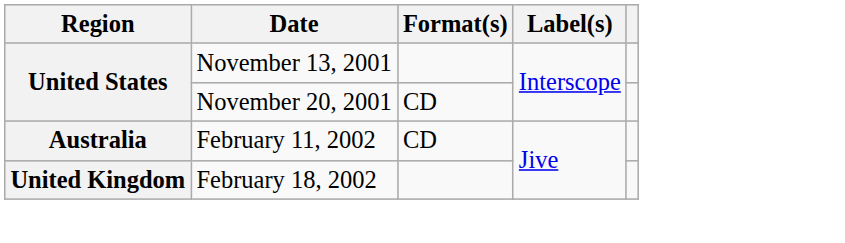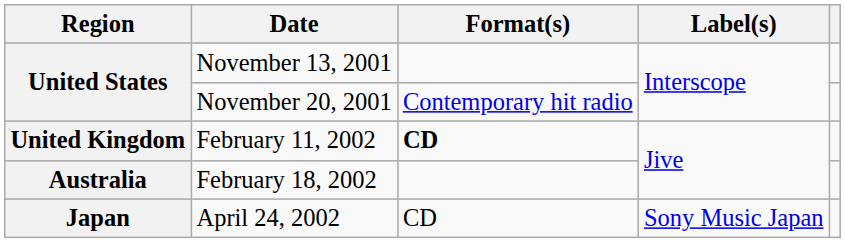(420, 101) CD -> (518, 101) Contemporary hit radio
(98, 140) Australia -> (98, 140) United Kingdom
(420, 140) normal -> (421, 140) bold
(98, 179) United Kingdom -> (98, 179) Australia
+ row: (268, 218)
